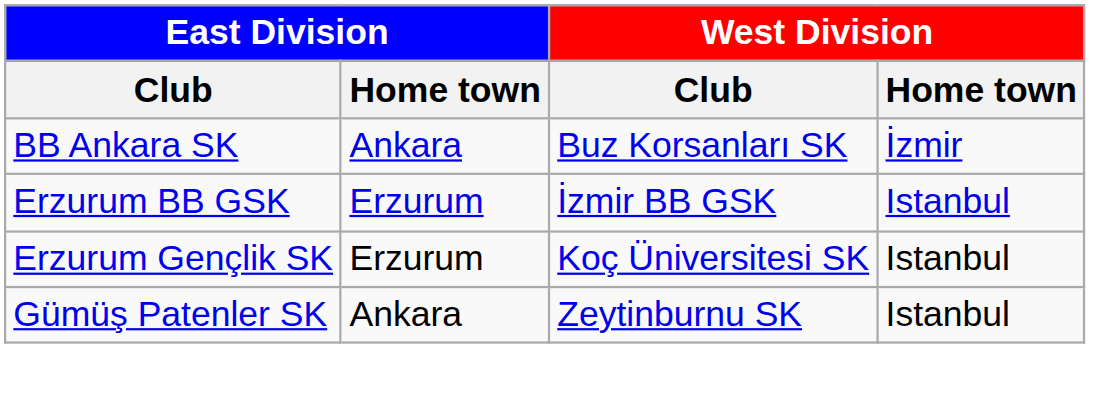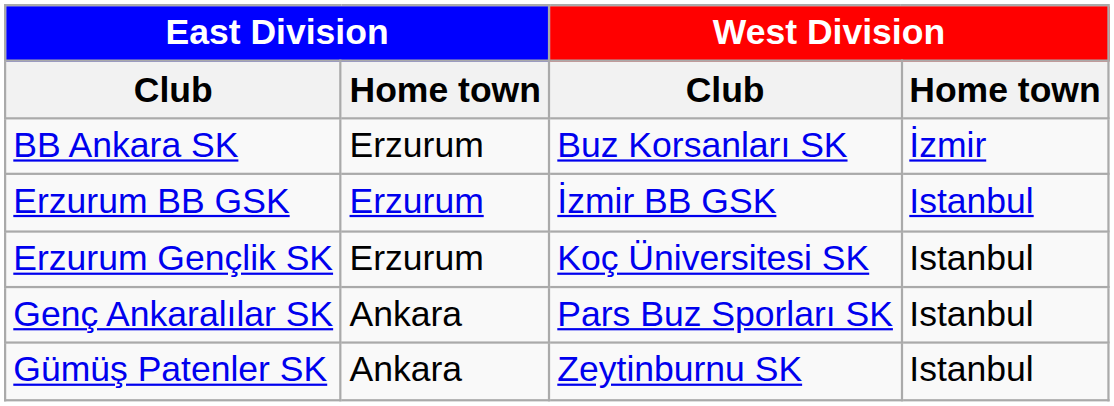(406, 145) Ankara -> (417, 145) Erzurum
+ row: (173, 314)
